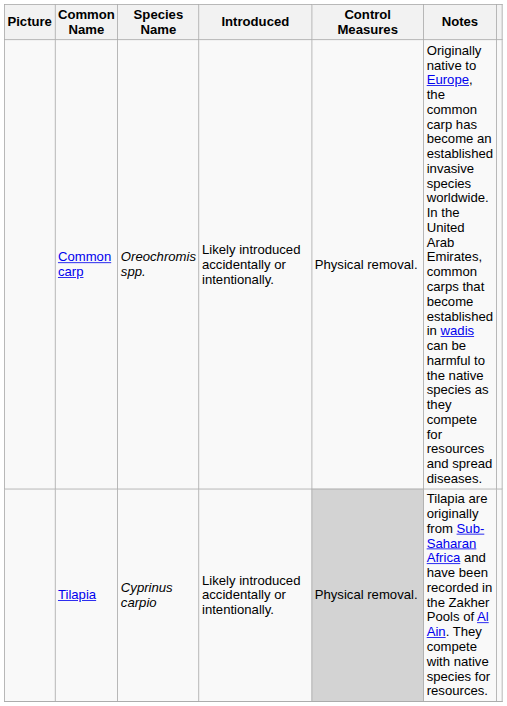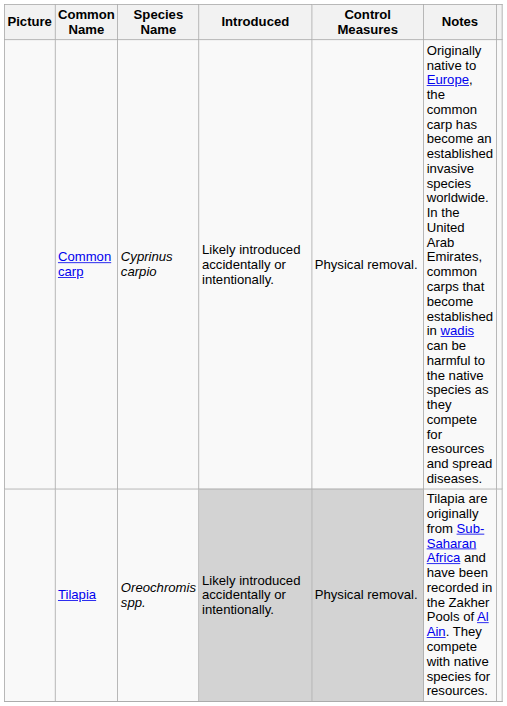(158, 264) Oreochromis spp. -> (147, 264) Cyprinus carpio
(147, 595) Cyprinus carpio -> (158, 595) Oreochromis spp.
(251, 595) no background -> (251, 595) lightgrey background
